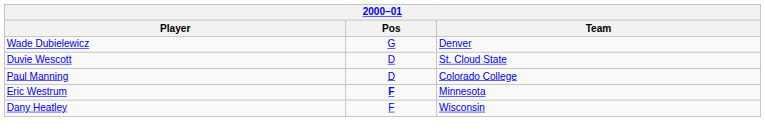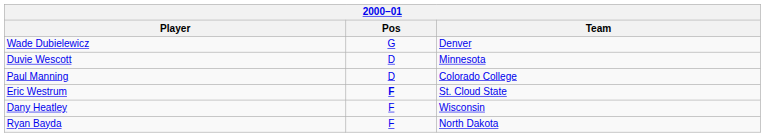(473, 60) St. Cloud State -> (462, 60) Minnesota
(462, 92) Minnesota -> (473, 92) St. Cloud State
+ row: (34, 124)
